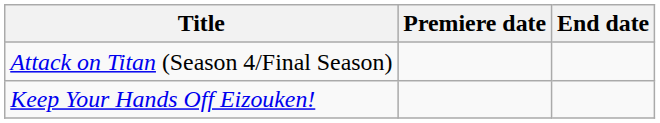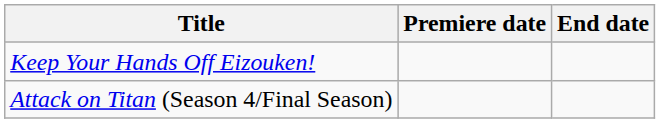rows swapped: (163, 99) <-> (201, 61)
